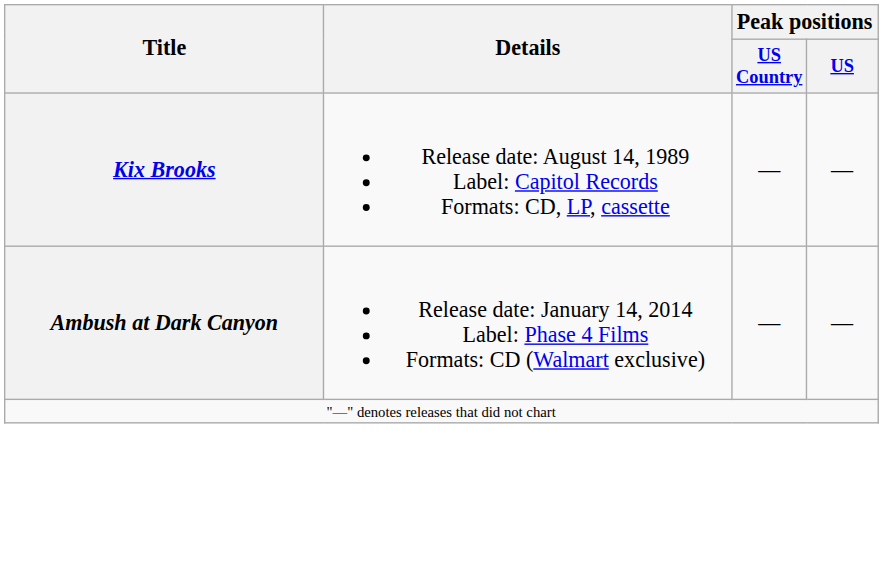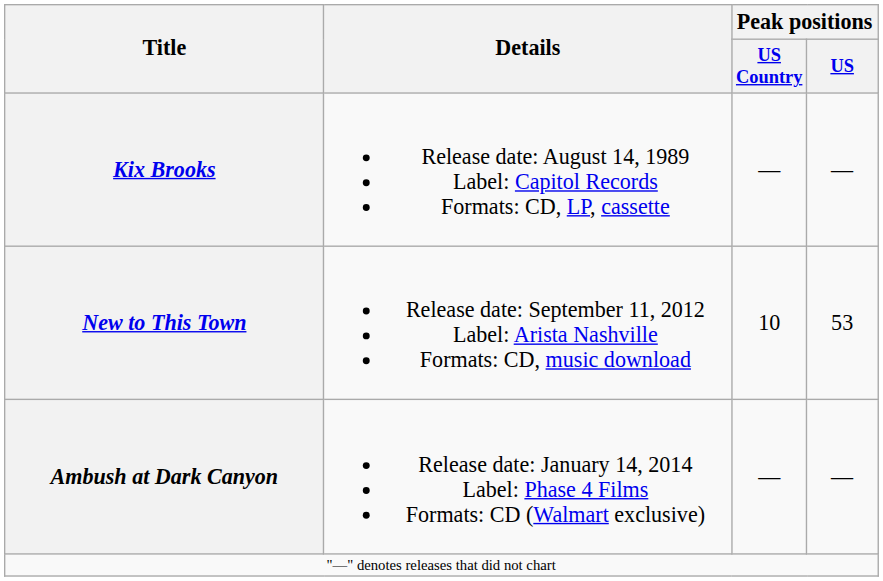+ row: (164, 322)
